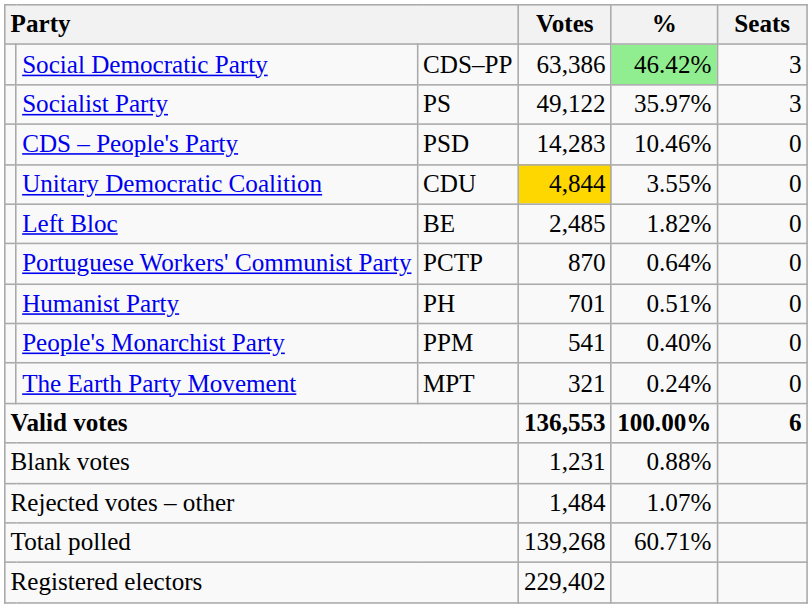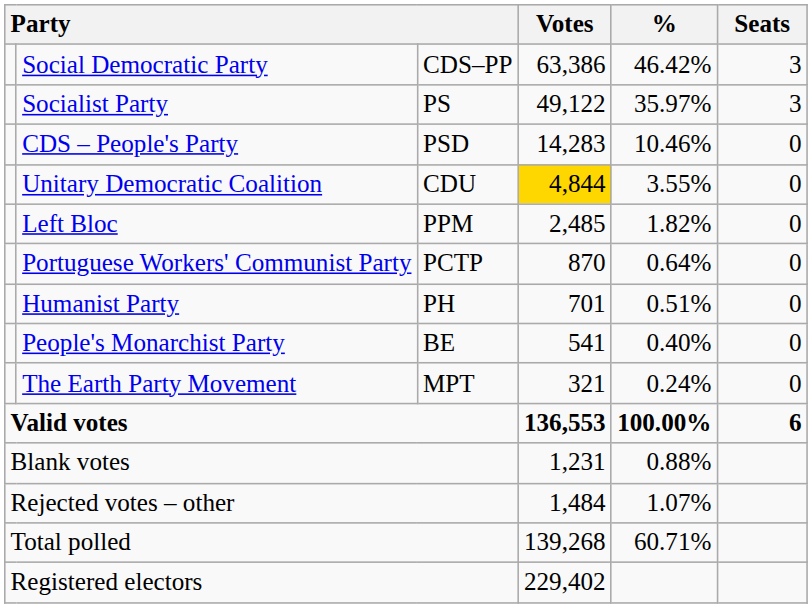(673, 64) lightgreen background -> (673, 64) no background
(439, 223) BE -> (448, 223) PPM
(448, 343) PPM -> (439, 343) BE
